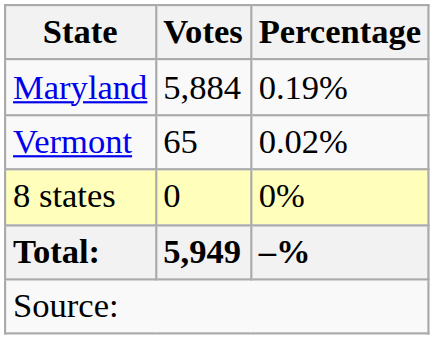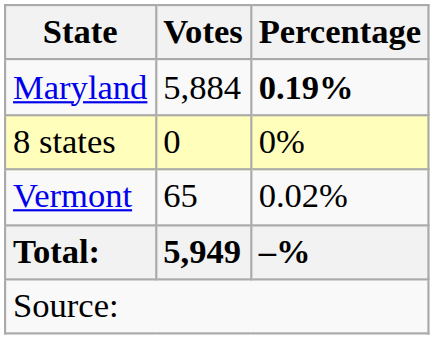(303, 86) normal -> (306, 86) bold
rows swapped: (73, 141) <-> (64, 196)
